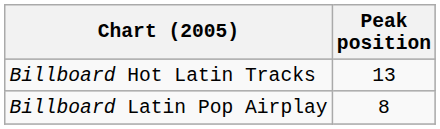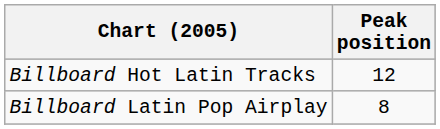(384, 75) 13 -> (384, 75) 12
